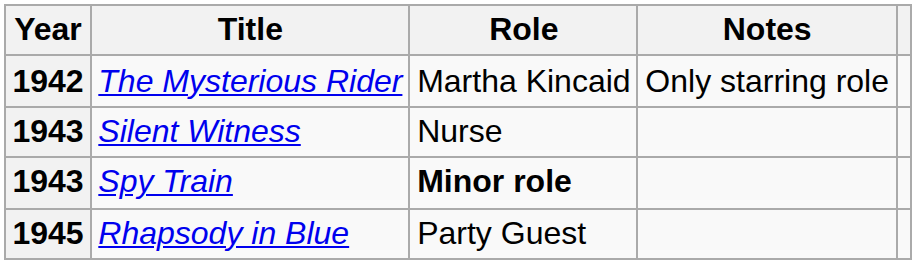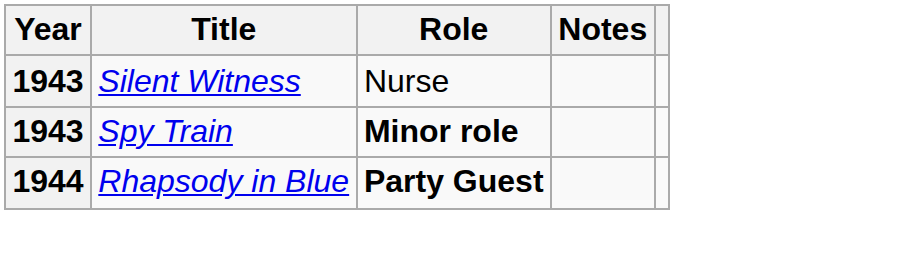- row: (250, 80)
(48, 232) 1945 -> (48, 182) 1944
(502, 232) normal -> (454, 182) bold
